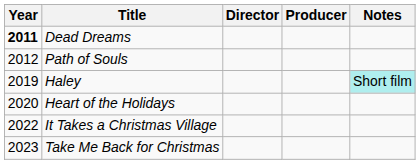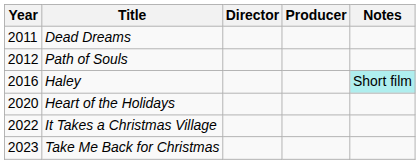(23, 37) bold -> (23, 37) normal
(23, 81) 2019 -> (23, 81) 2016
